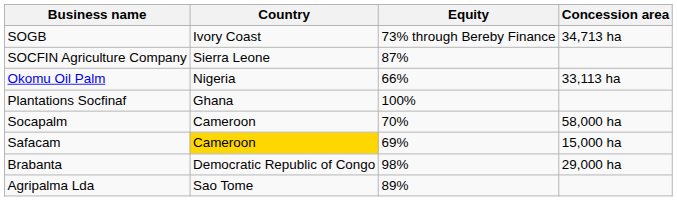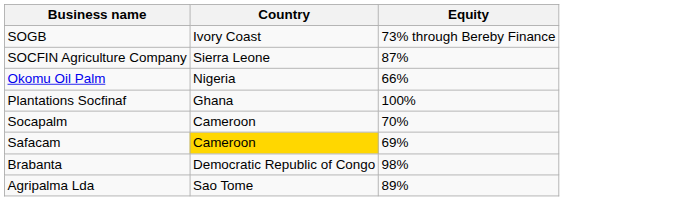- column: (616, 15)
